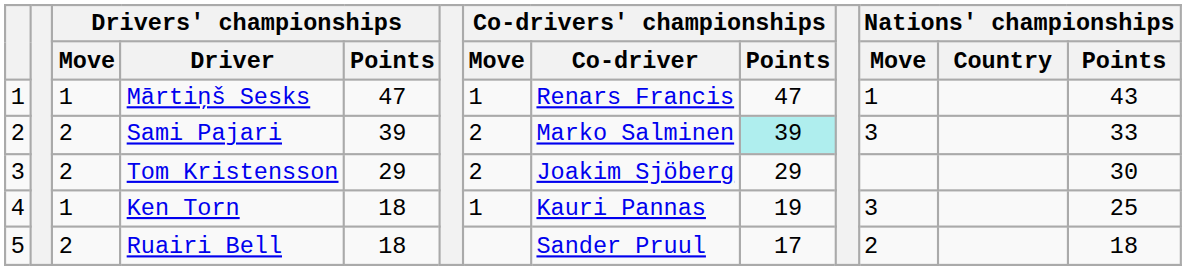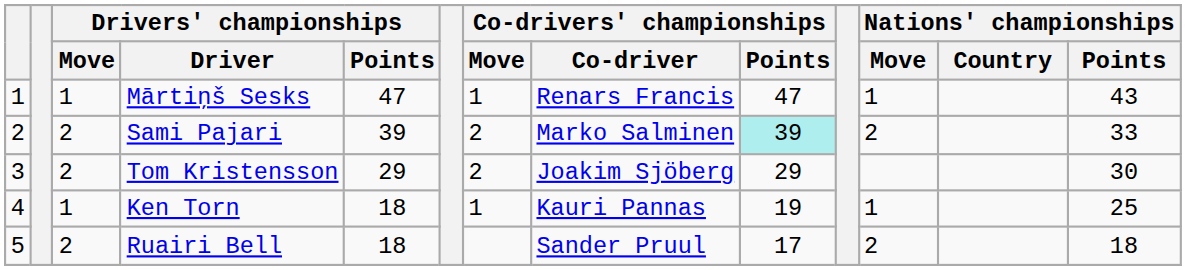(871, 135) 3 -> (871, 135) 2
(871, 209) 3 -> (871, 209) 1
